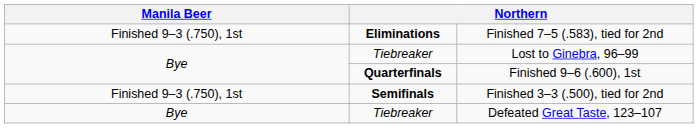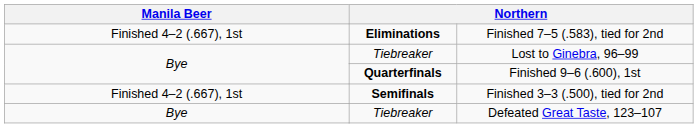(177, 34) Finished 9–3 (.750), 1st -> (177, 34) Finished 4–2 (.667), 1st
(177, 93) Finished 9–3 (.750), 1st -> (177, 93) Finished 4–2 (.667), 1st
